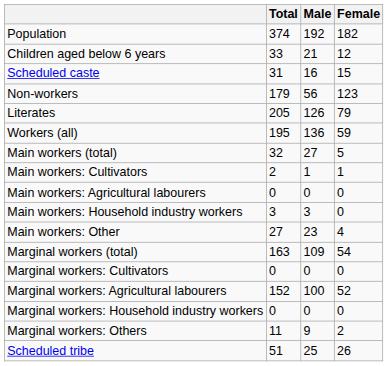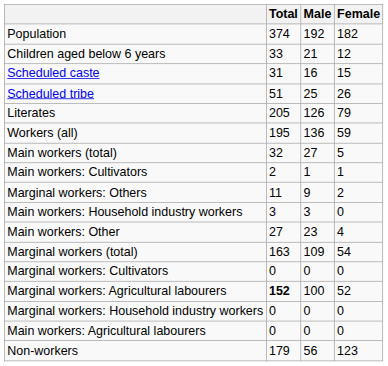rows swapped: (51, 350) <-> (43, 93)
rows swapped: (106, 192) <-> (77, 331)
(279, 291) normal -> (279, 291) bold
